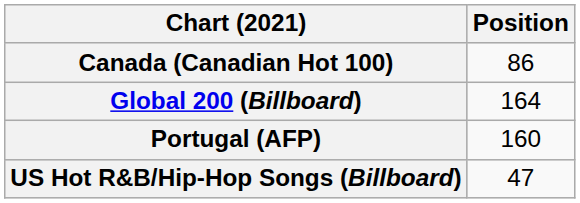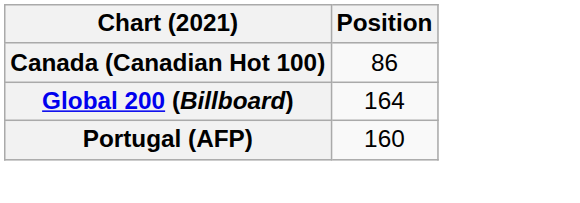- row: (236, 178)
